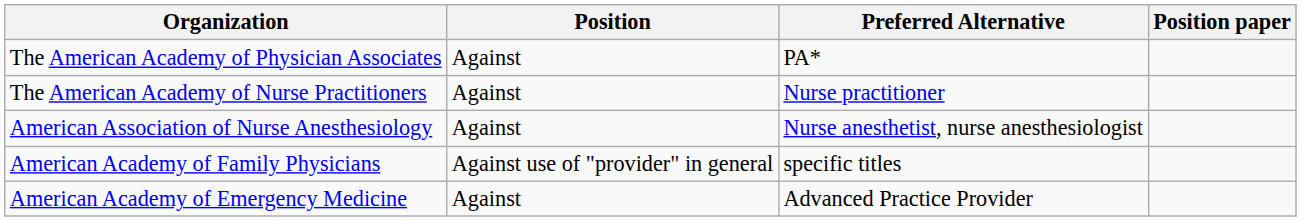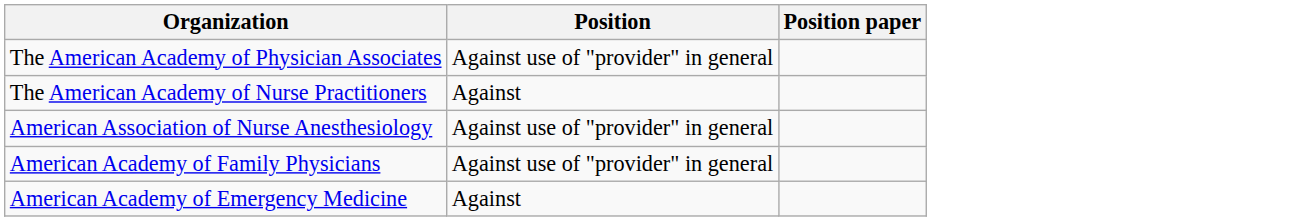- column: (963, 22)
(486, 57) Against -> (612, 57) Against use of "provider" in general
(486, 127) Against -> (612, 127) Against use of "provider" in general
